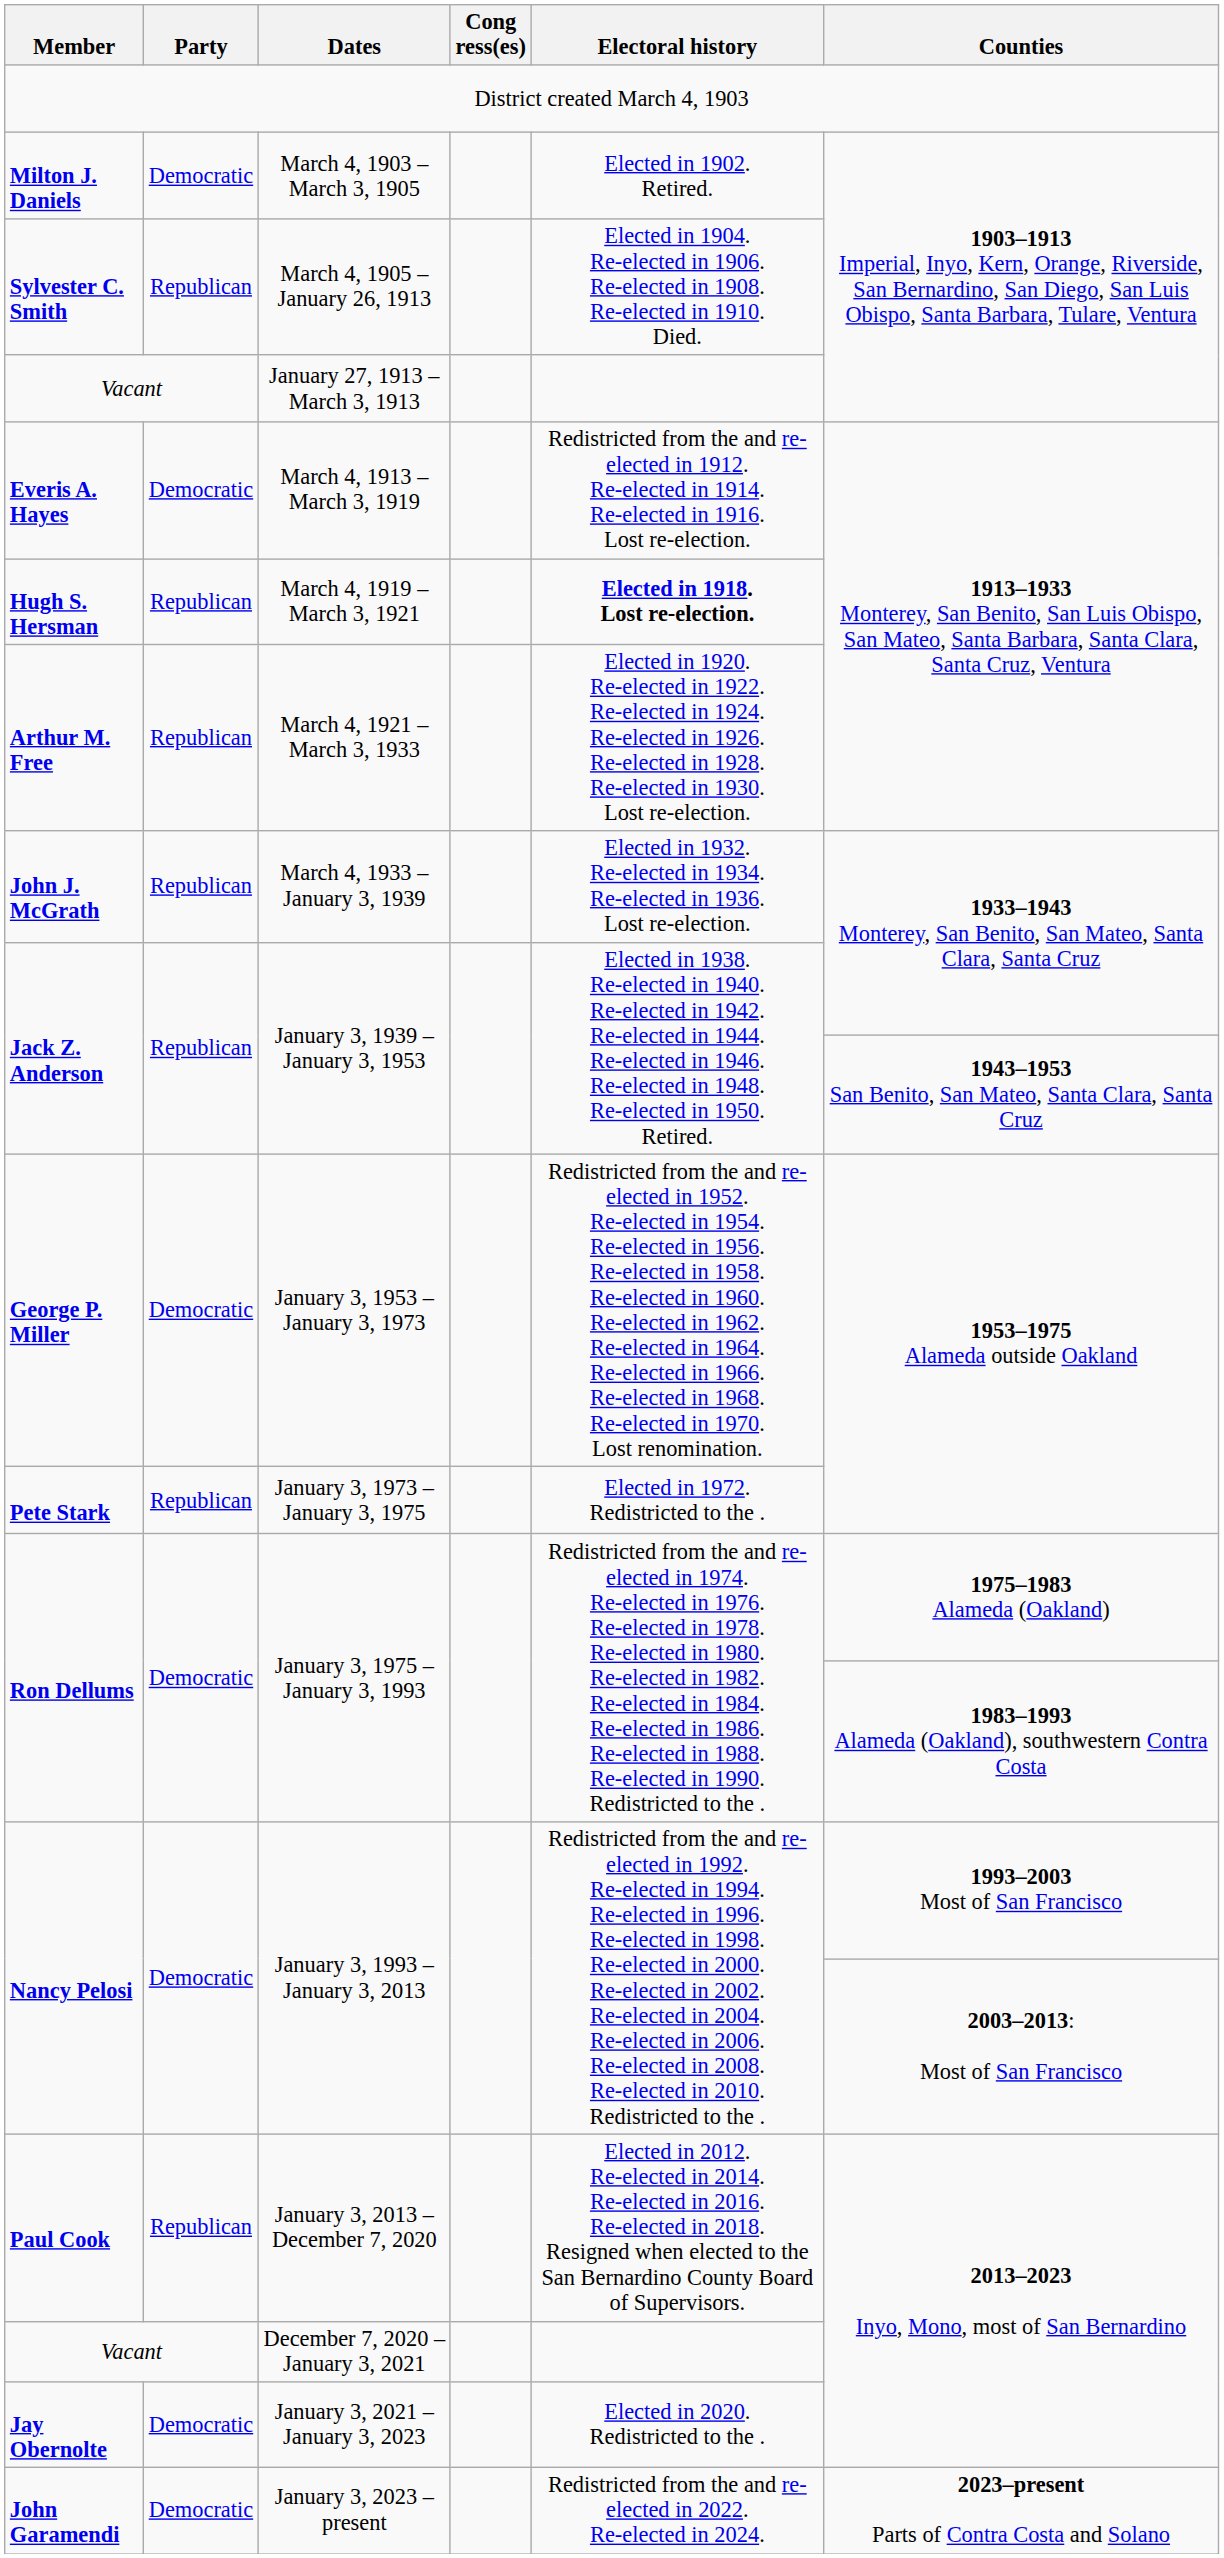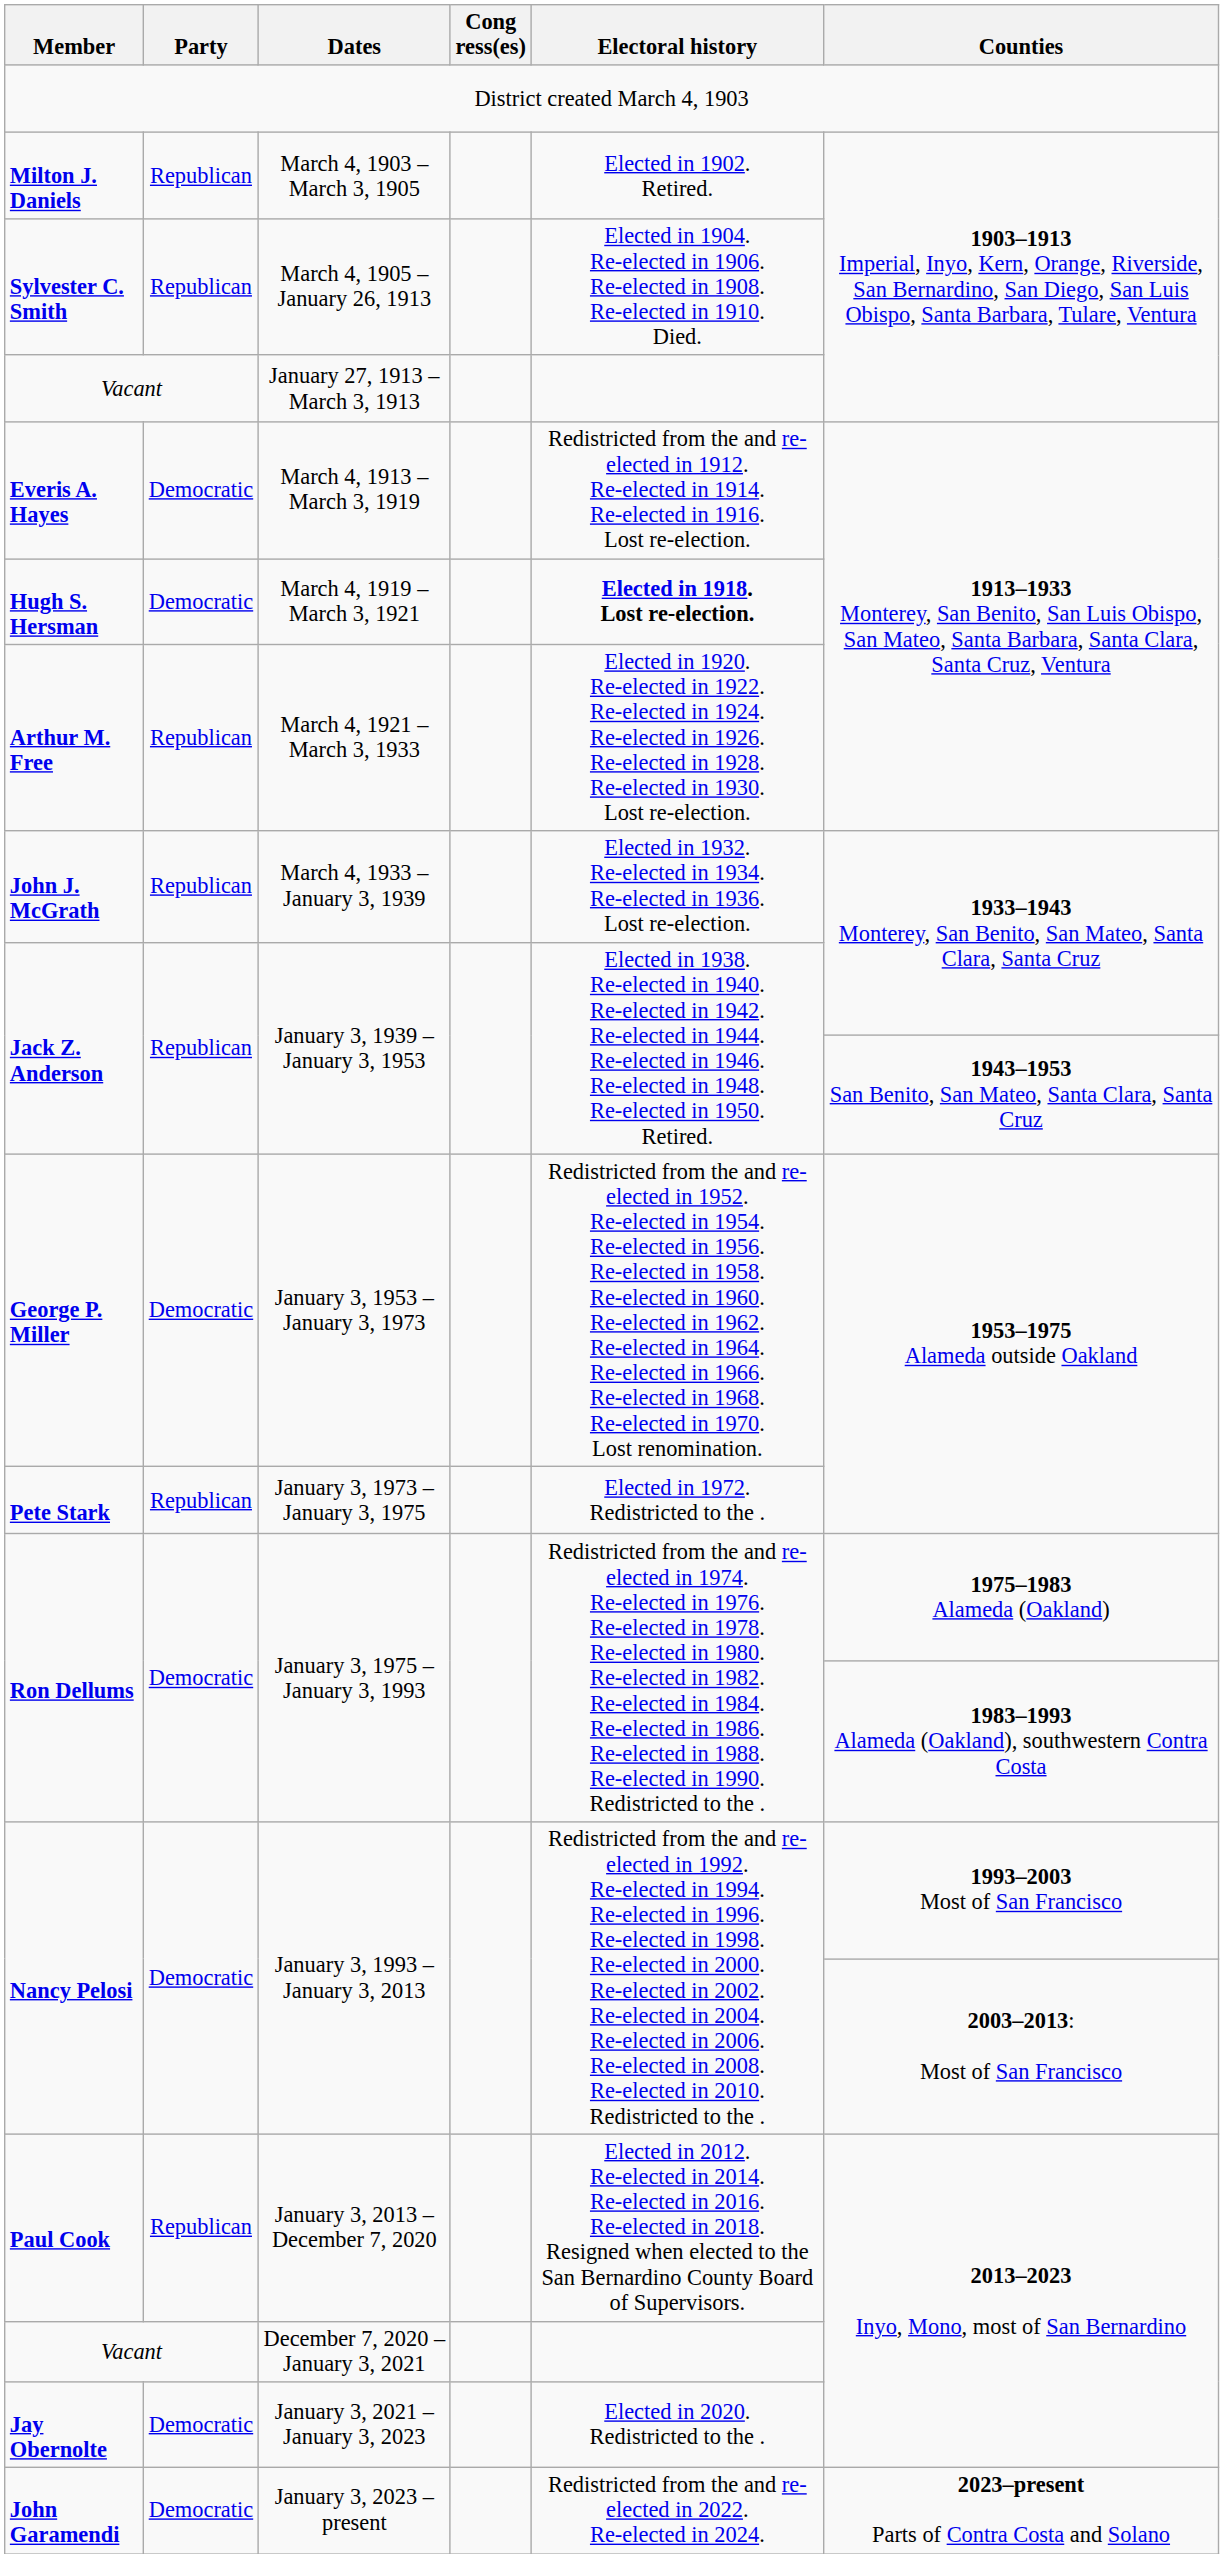(201, 175) Democratic -> (201, 175) Republican
(201, 601) Republican -> (201, 601) Democratic
